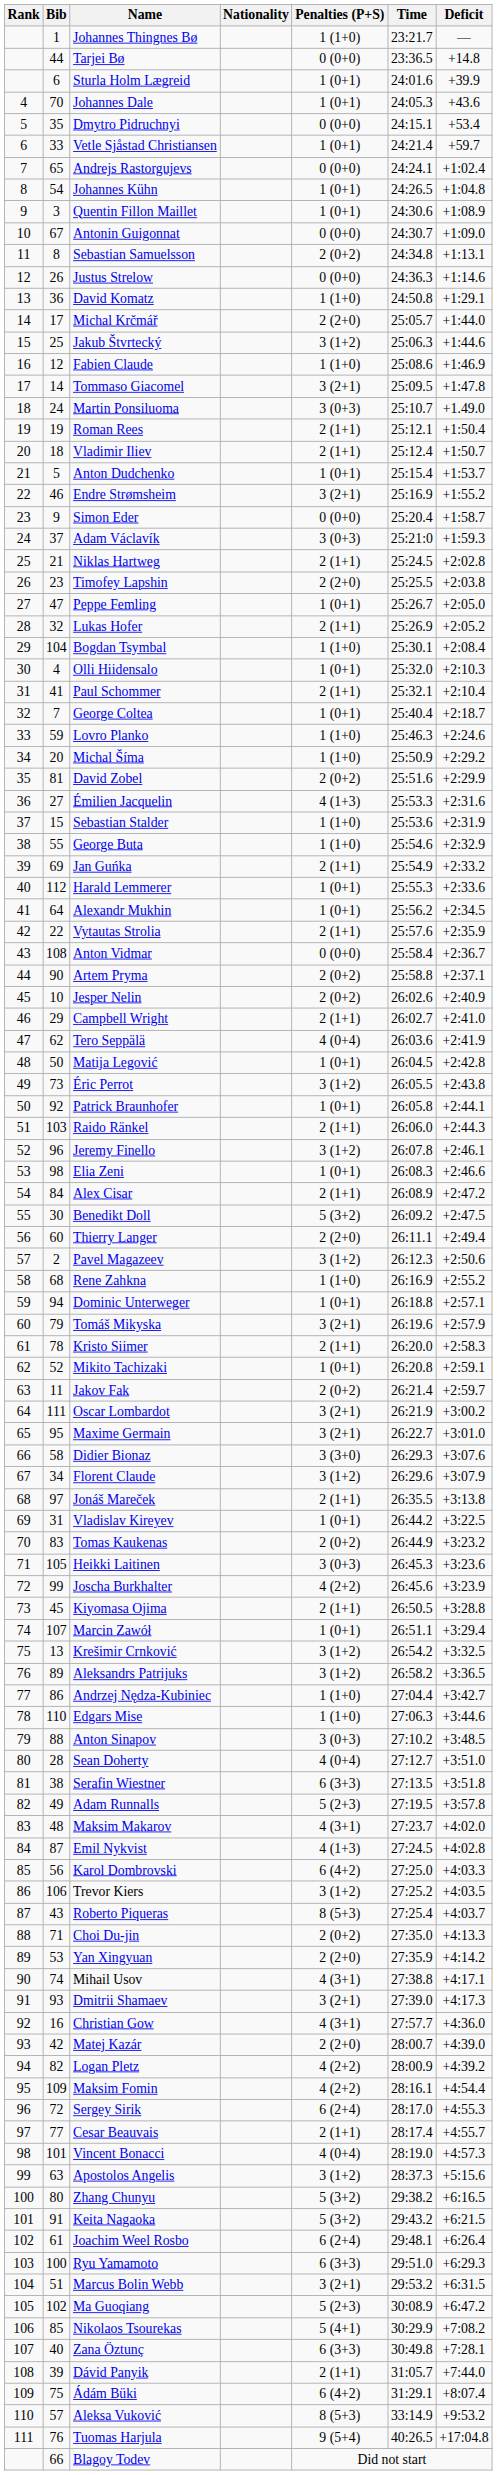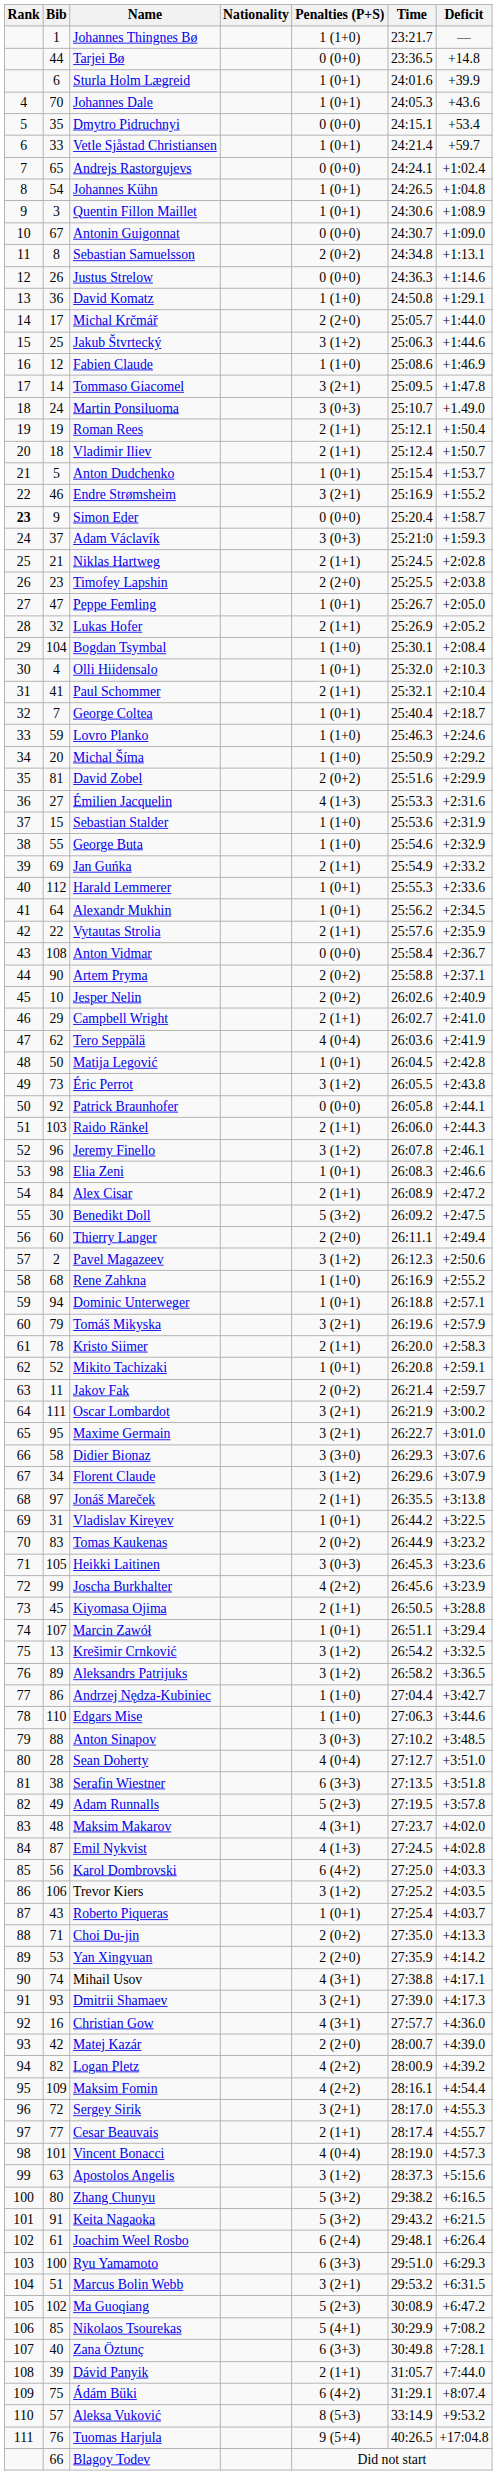(24, 517) normal -> (24, 517) bold
(340, 1106) 1 (0+1) -> (340, 1106) 0 (0+0)
(340, 1913) 8 (5+3) -> (340, 1913) 1 (0+1)
(340, 2110) 6 (2+4) -> (340, 2110) 3 (2+1)
